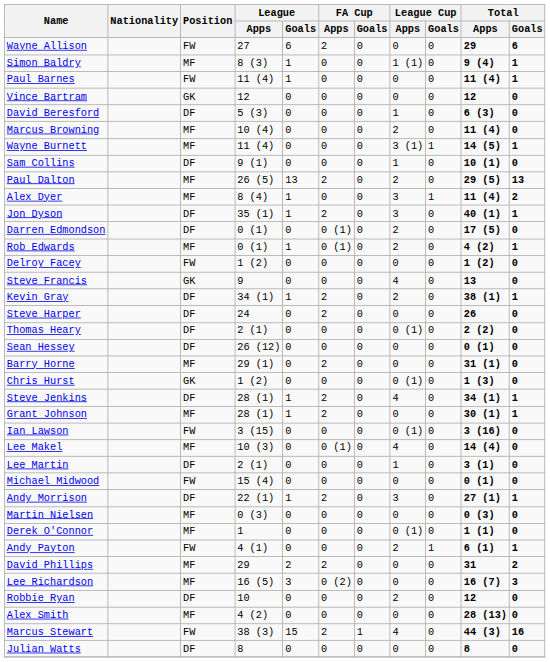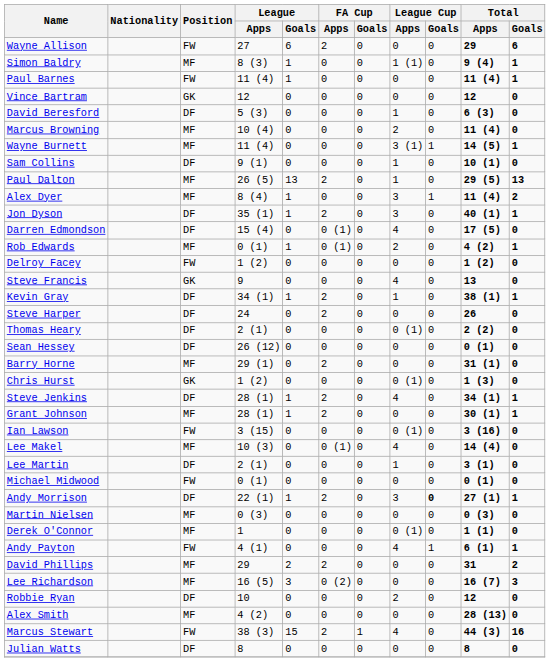(395, 180) 2 -> (395, 180) 1
(253, 230) 0 (1) -> (256, 230) 15 (4)
(395, 230) 2 -> (395, 230) 4
(395, 297) 2 -> (395, 297) 1
(256, 481) 15 (4) -> (253, 481) 0 (1)
(431, 498) normal -> (431, 498) bold
(395, 548) 2 -> (395, 548) 4
